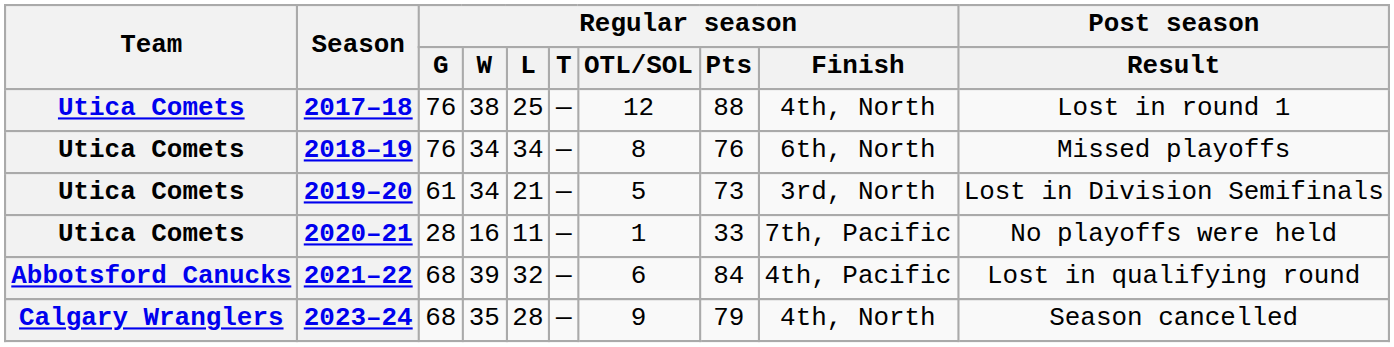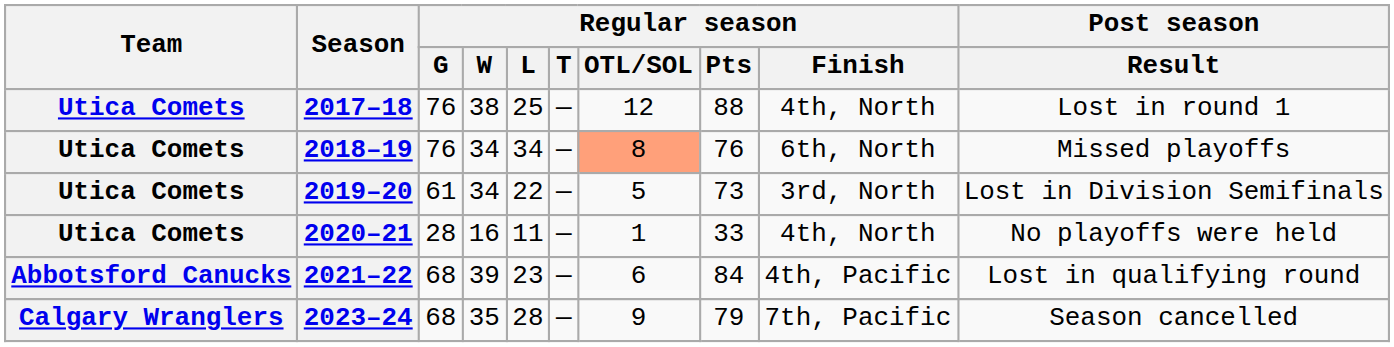(638, 152) no background -> (638, 152) lightsalmon background
(528, 194) 21 -> (528, 194) 22
(858, 236) 7th, Pacific -> (858, 236) 4th, North
(528, 278) 32 -> (528, 278) 23
(858, 319) 4th, North -> (858, 319) 7th, Pacific
